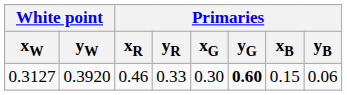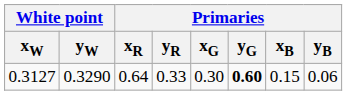(87, 76) 0.3920 -> (87, 76) 0.3290
(133, 76) 0.46 -> (133, 76) 0.64
